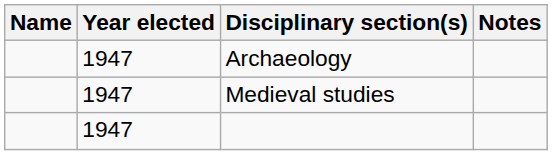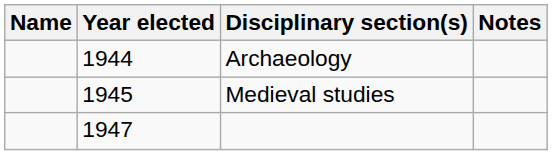(108, 58) 1947 -> (108, 58) 1944
(108, 94) 1947 -> (108, 94) 1945
